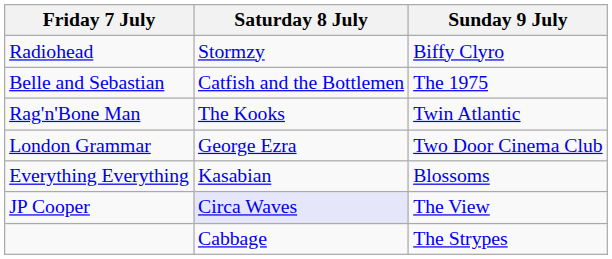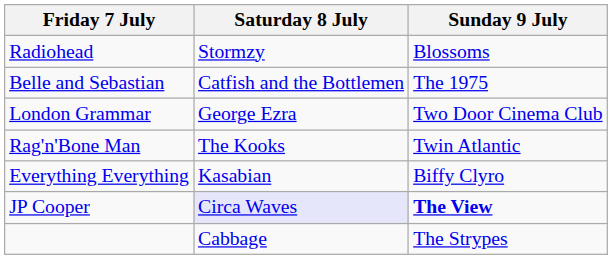(459, 51) Biffy Clyro -> (451, 51) Blossoms
rows swapped: (80, 144) <-> (75, 113)
(451, 176) Blossoms -> (459, 176) Biffy Clyro
(451, 207) normal -> (453, 207) bold
